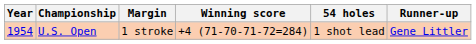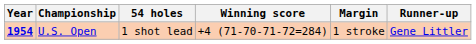columns swapped: (349, 13) <-> (147, 13)
(20, 31) normal -> (20, 31) bold
